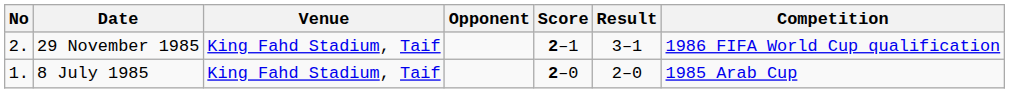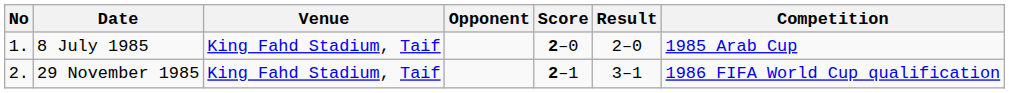rows swapped: (93, 74) <-> (118, 46)
